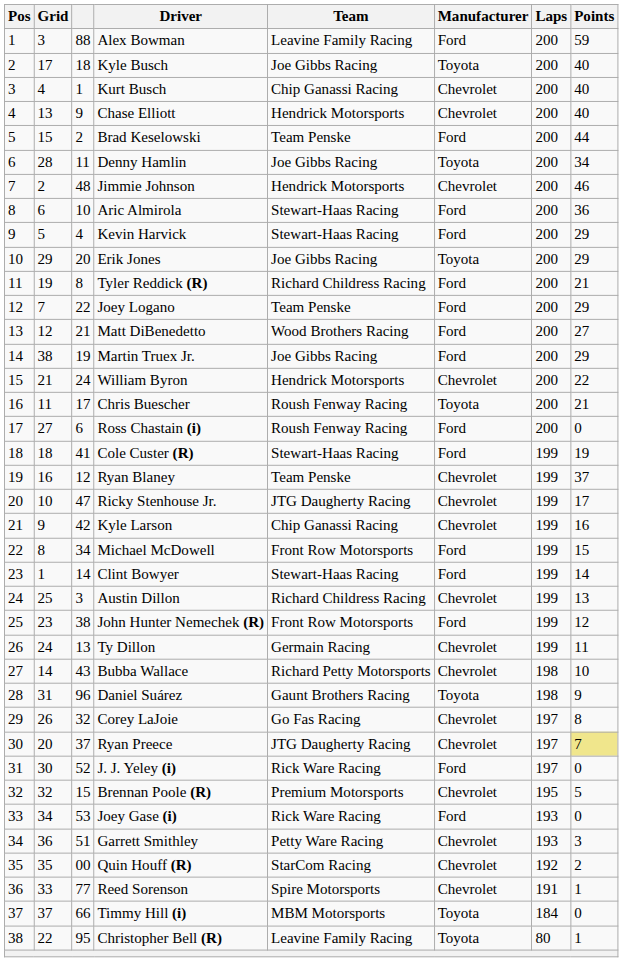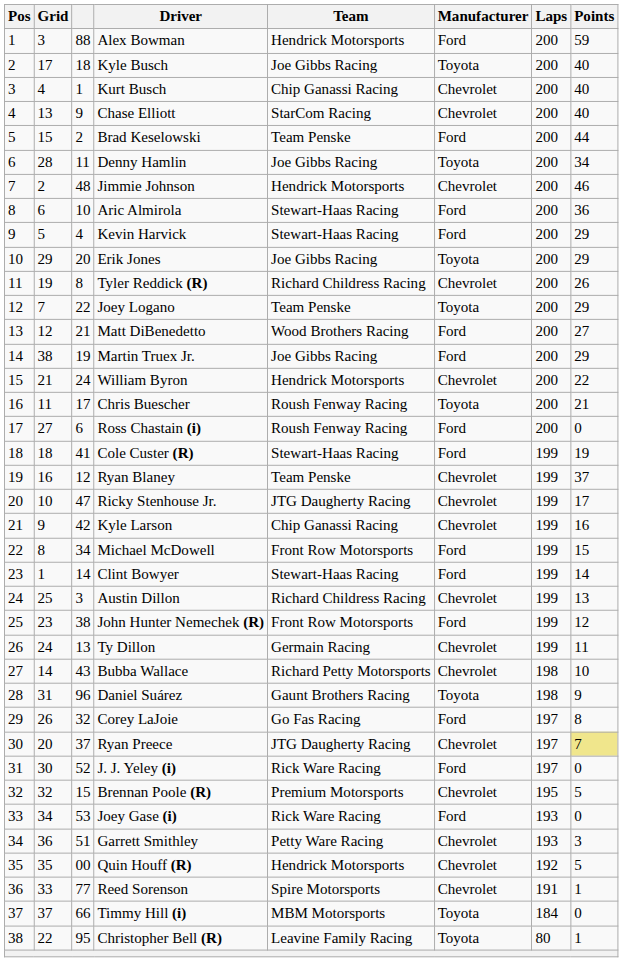(342, 40) Leavine Family Racing -> (338, 40) Hendrick Motorsports
(338, 113) Hendrick Motorsports -> (321, 113) StarCom Racing
(452, 282) Ford -> (467, 282) Chevrolet
(582, 282) 21 -> (582, 282) 26
(452, 307) Ford -> (458, 307) Toyota
(467, 719) Chevrolet -> (452, 719) Ford
(321, 864) StarCom Racing -> (338, 864) Hendrick Motorsports
(578, 864) 2 -> (578, 864) 5
